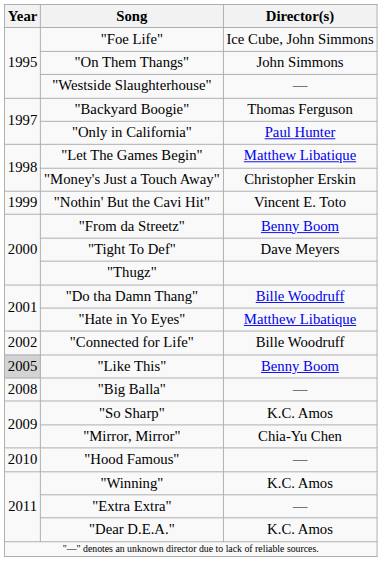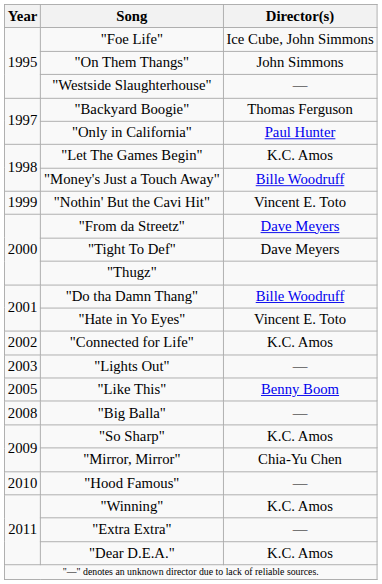(300, 156) Matthew Libatique -> (300, 156) K.C. Amos
(300, 179) Christopher Erskin -> (300, 179) Bille Woodruff
(300, 226) Benny Boom -> (300, 226) Dave Meyers
(300, 319) Matthew Libatique -> (300, 319) Vincent E. Toto
(300, 343) Bille Woodruff -> (300, 343) K.C. Amos
+ row: (132, 366)
(23, 366) lightgrey background -> (23, 389) no background
